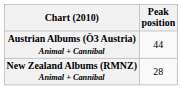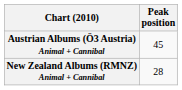(158, 44) 44 -> (158, 44) 45
